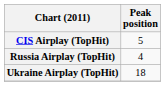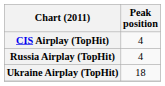(140, 40) 5 -> (140, 40) 4
